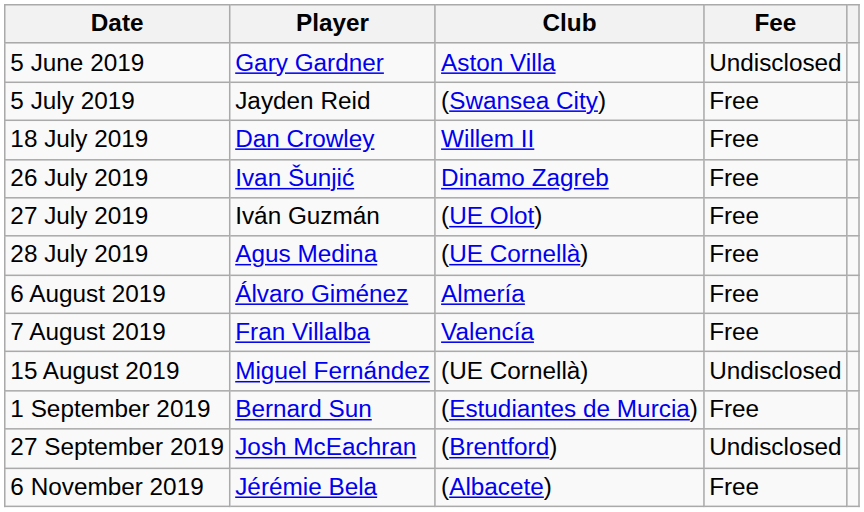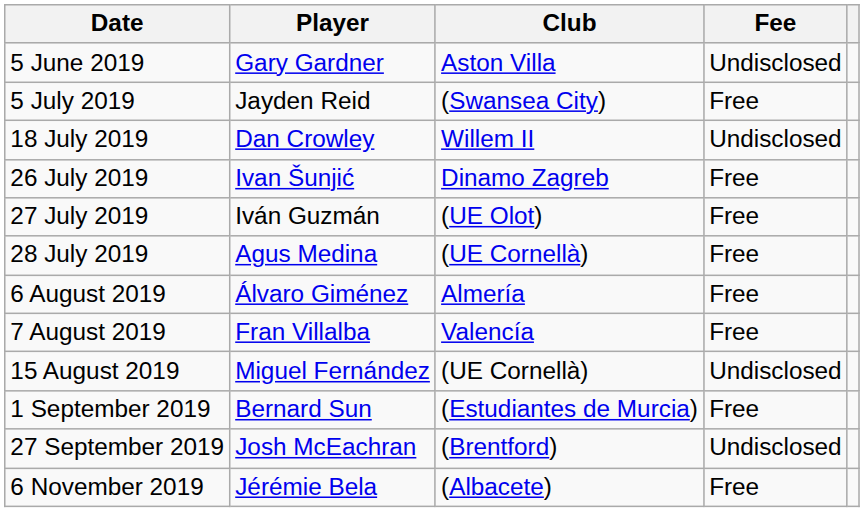(734, 139) Free -> (775, 139) Undisclosed
